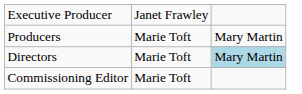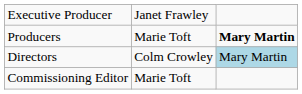(249, 36) normal -> (257, 36) bold
(163, 57) Marie Toft -> (174, 57) Colm Crowley
